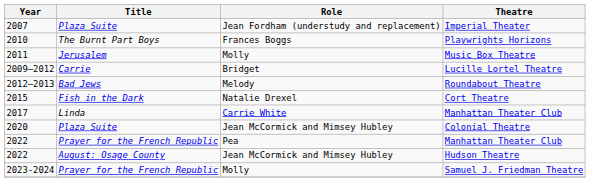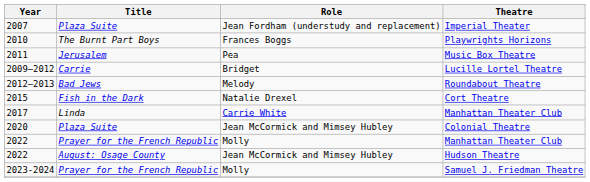(236, 55) Molly -> (230, 55) Pea
(230, 141) Pea -> (236, 141) Molly
